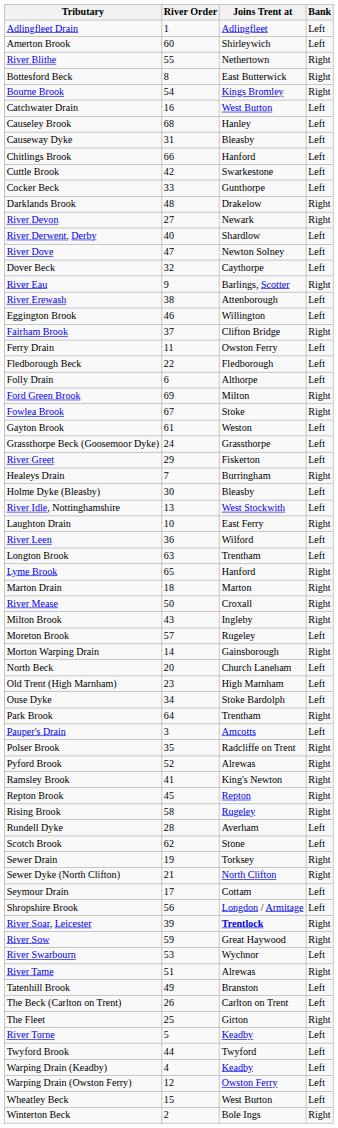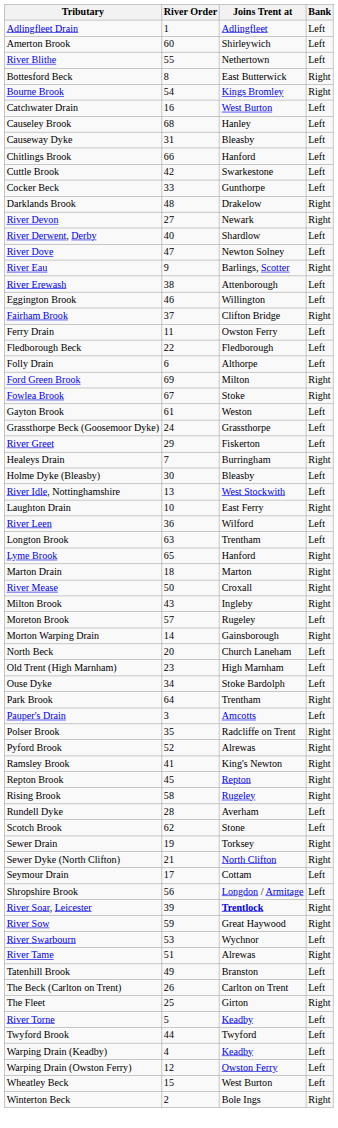(319, 60) Right -> (317, 60) Left
- row: (31, 268)
